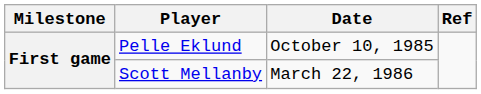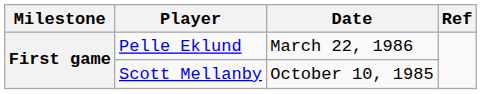(352, 46) October 10, 1985 -> (342, 46) March 22, 1986
(342, 74) March 22, 1986 -> (352, 74) October 10, 1985
